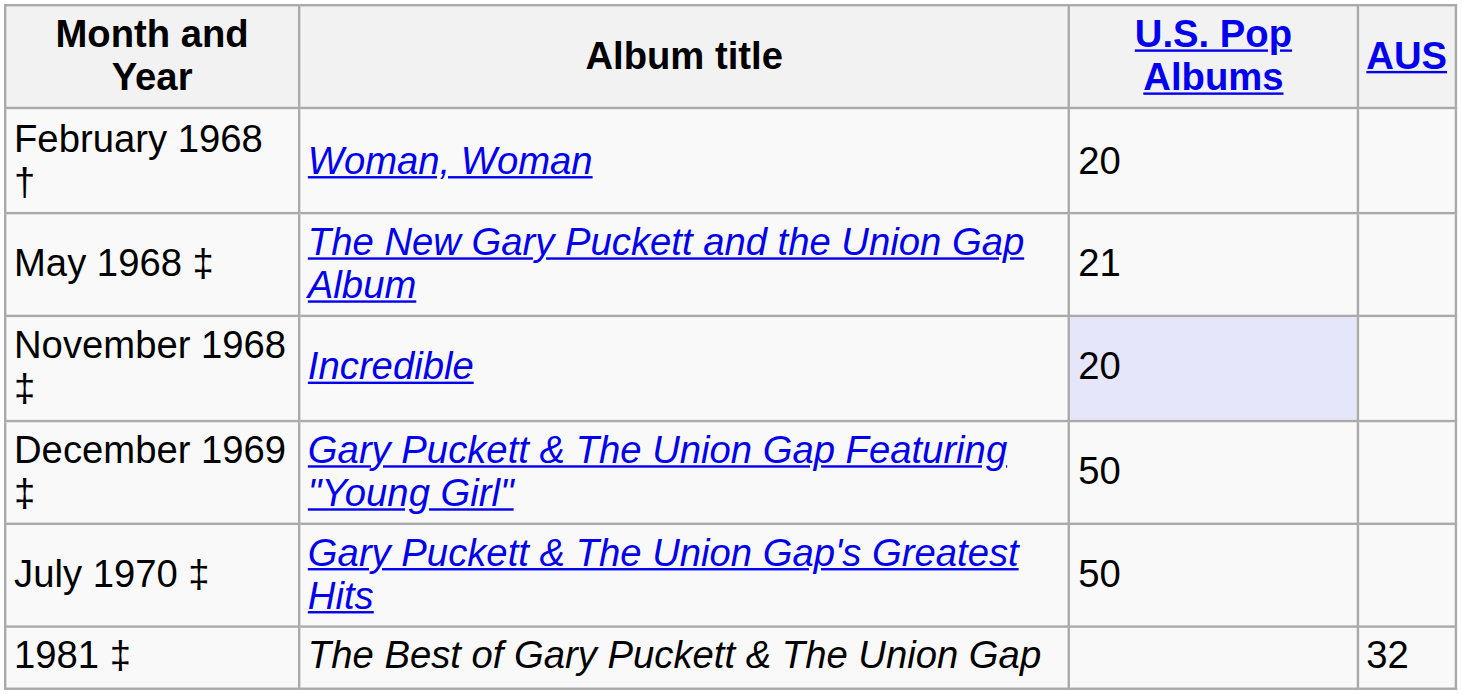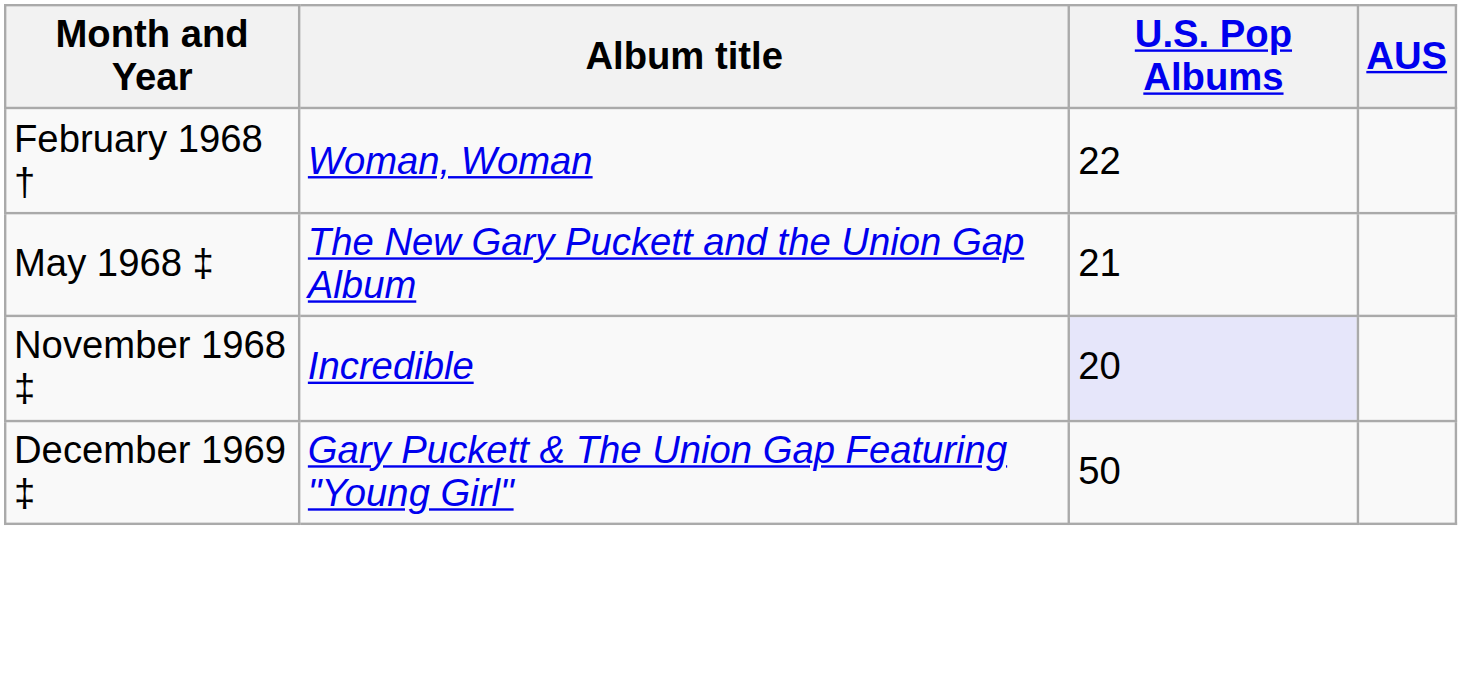(1099, 159) 20 -> (1099, 159) 22
- row: (112, 574)
- row: (72, 656)
